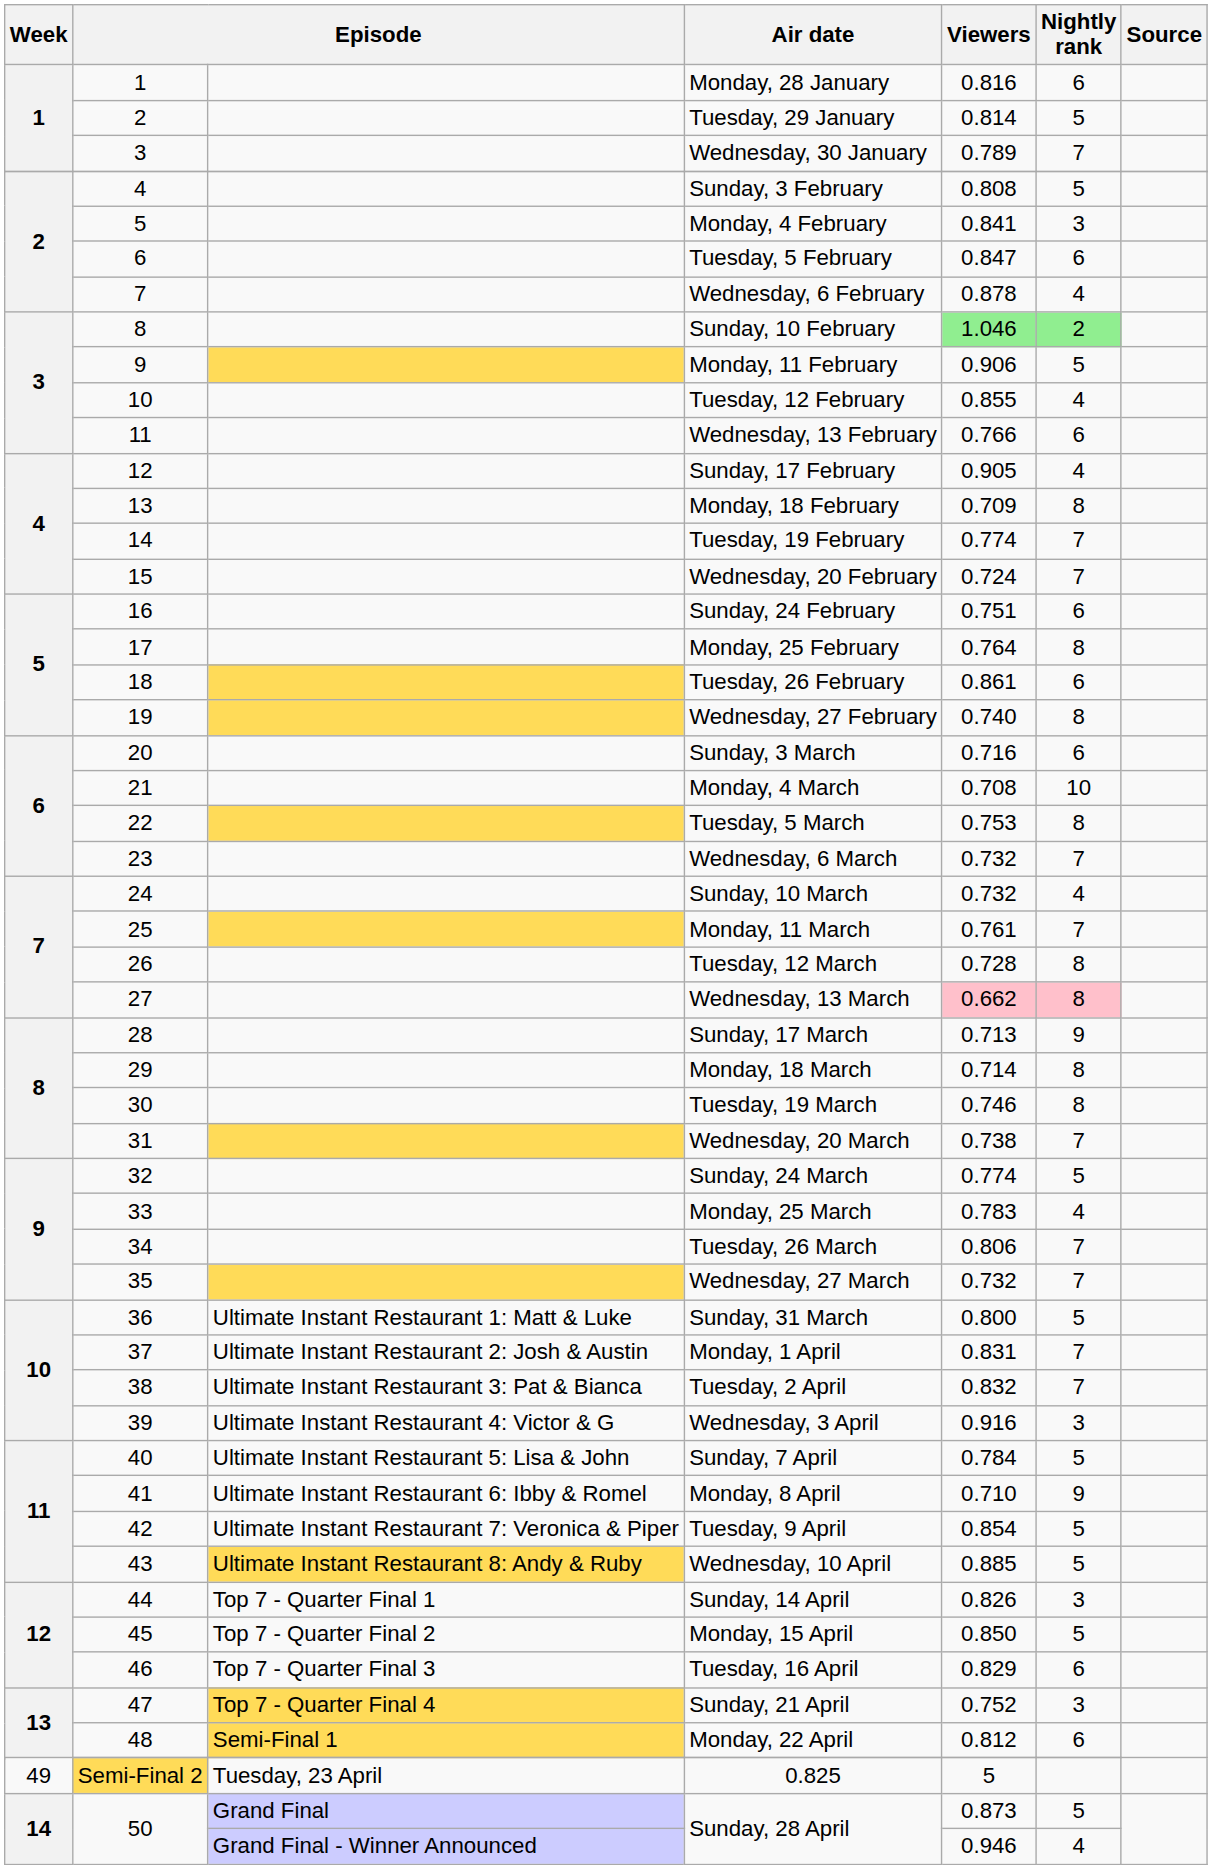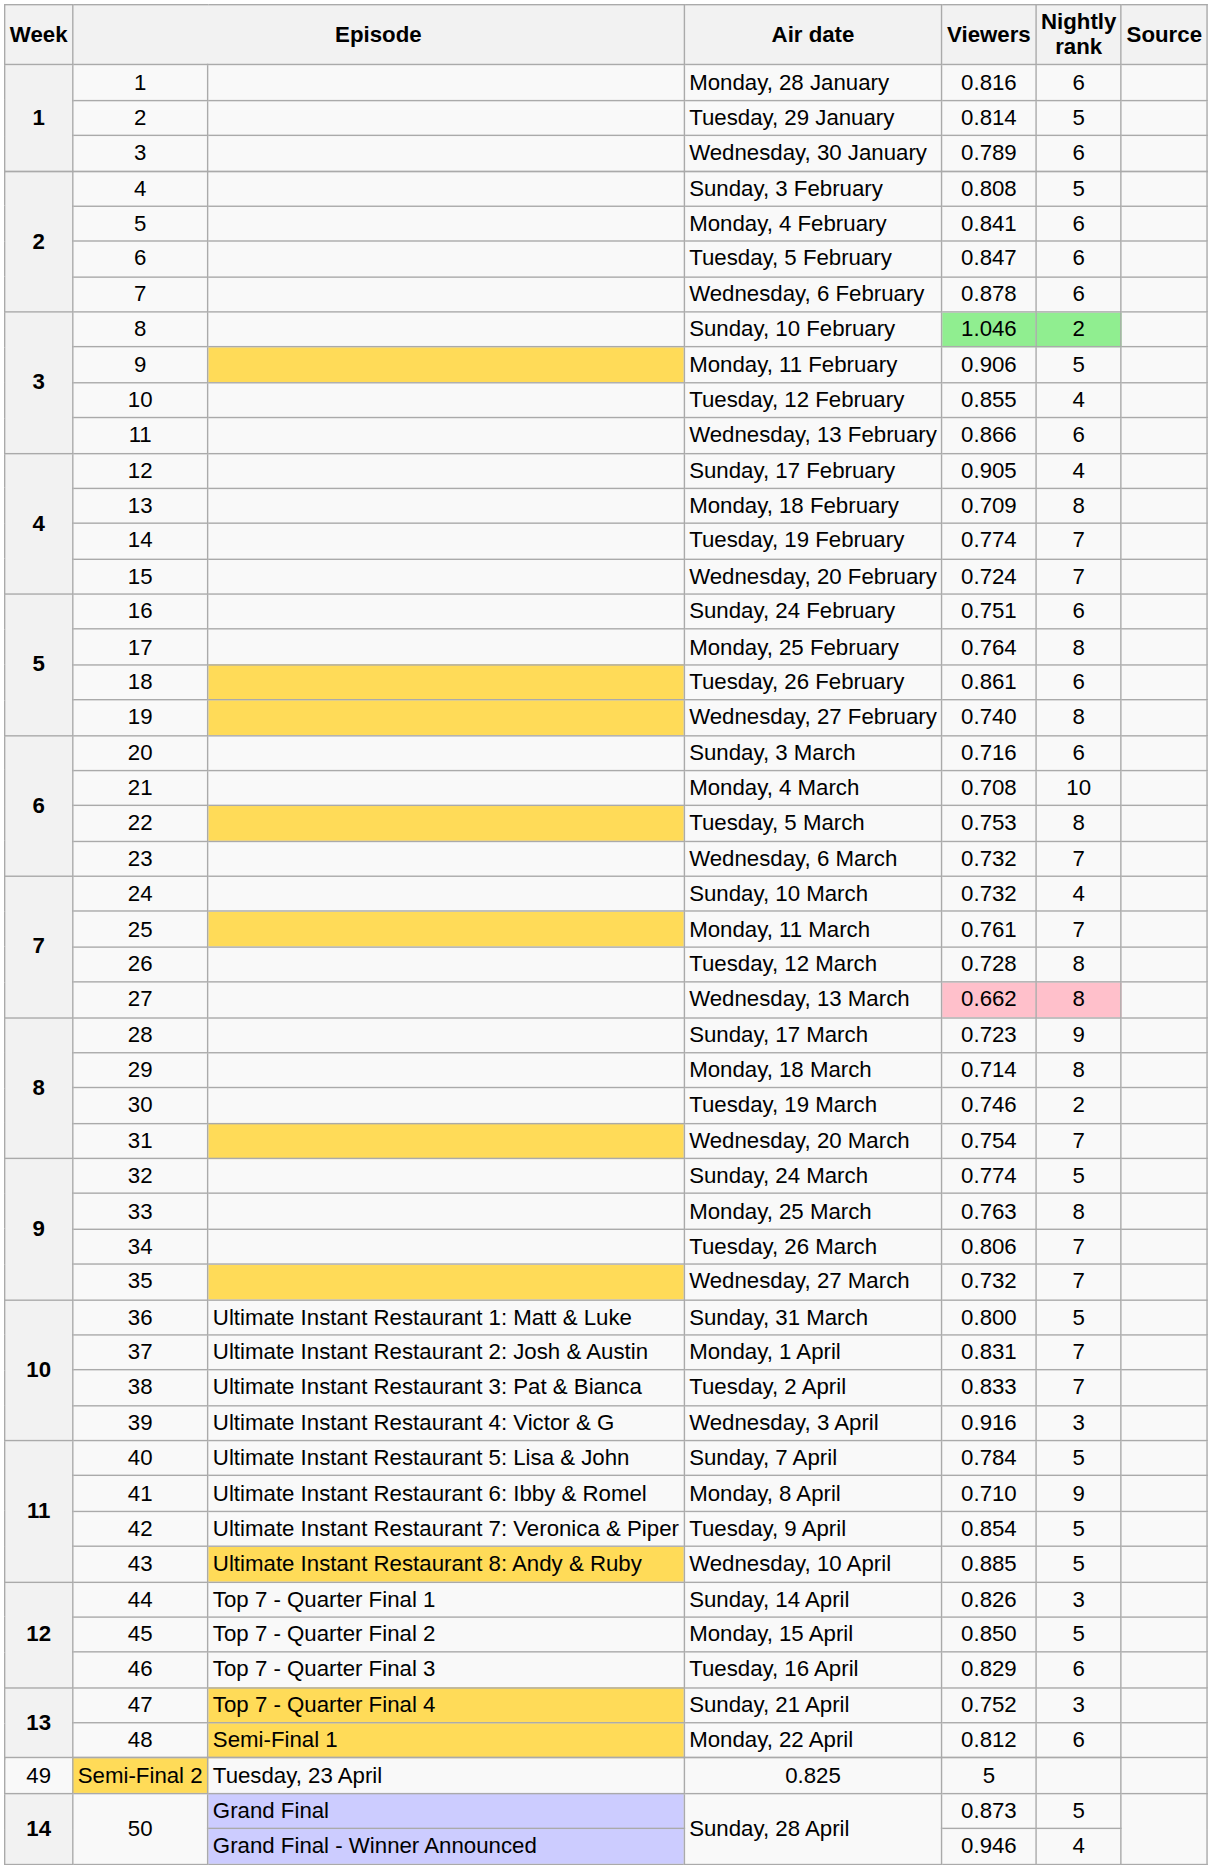(1079, 152) 7 -> (1079, 152) 6
(1079, 223) 3 -> (1079, 223) 6
(1079, 294) 4 -> (1079, 294) 6
(989, 435) 0.766 -> (989, 435) 0.866
(989, 1034) 0.713 -> (989, 1034) 0.723
(1079, 1105) 8 -> (1079, 1105) 2
(989, 1140) 0.738 -> (989, 1140) 0.754
(989, 1211) 0.783 -> (989, 1211) 0.763
(1079, 1211) 4 -> (1079, 1211) 8
(989, 1387) 0.832 -> (989, 1387) 0.833
